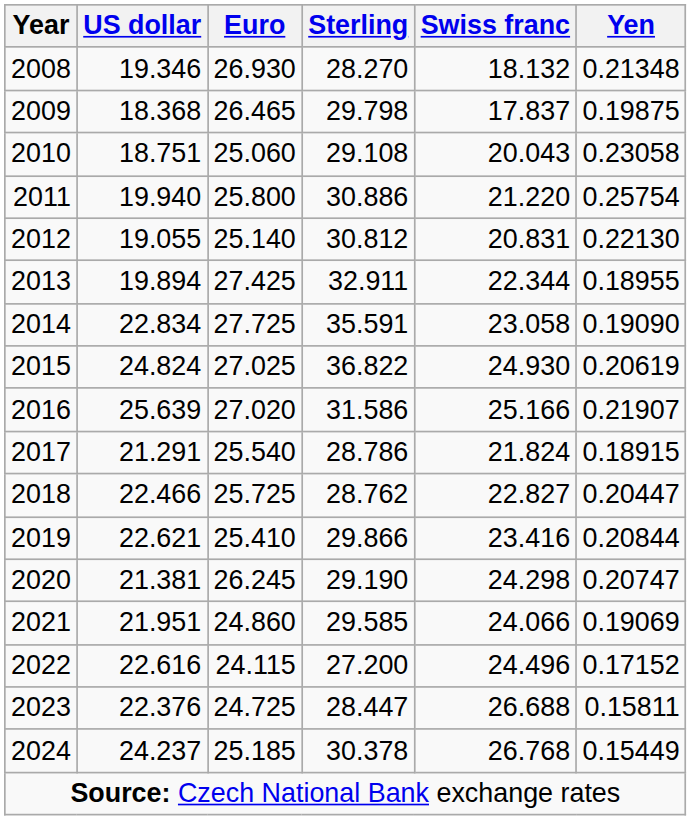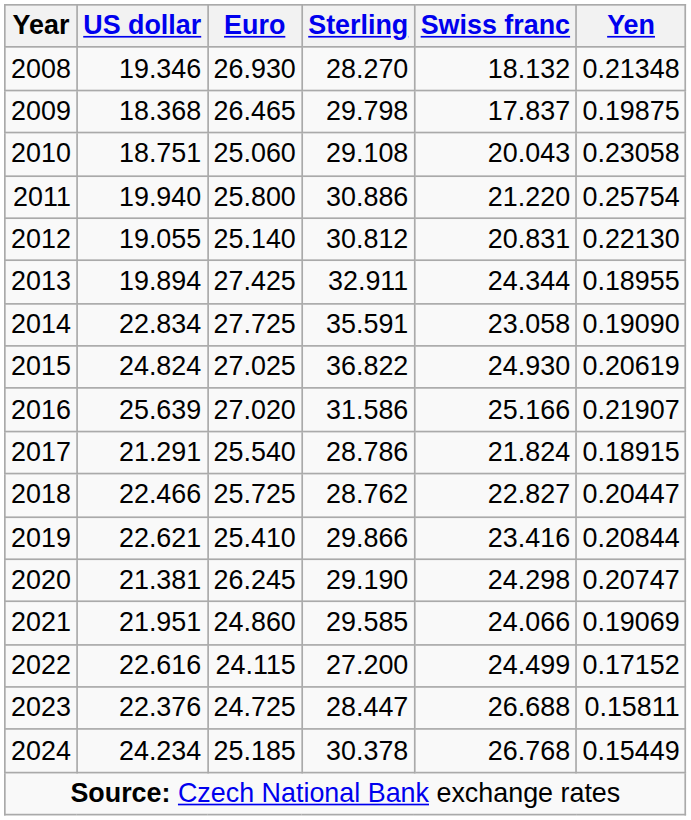(529, 281) 22.344 -> (529, 281) 24.344
(529, 665) 24.496 -> (529, 665) 24.499
(160, 750) 24.237 -> (160, 750) 24.234
